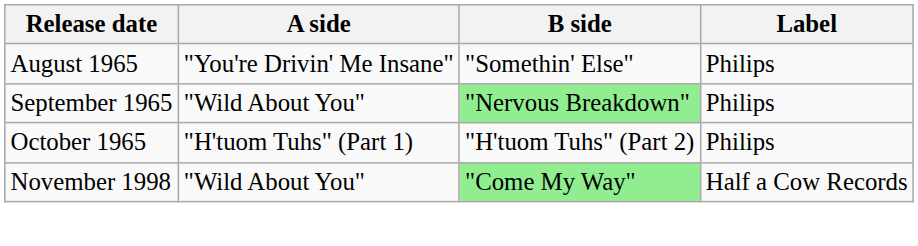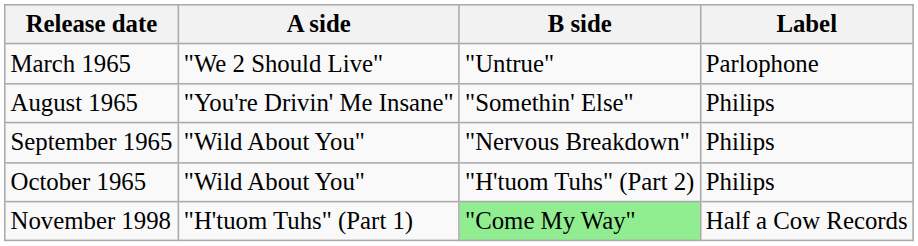+ row: (71, 63)
(577, 102) lightgreen background -> (577, 142) no background
(298, 142) "H'tuom Tuhs" (Part 1) -> (274, 181) "Wild About You"
(274, 181) "Wild About You" -> (298, 220) "H'tuom Tuhs" (Part 1)
